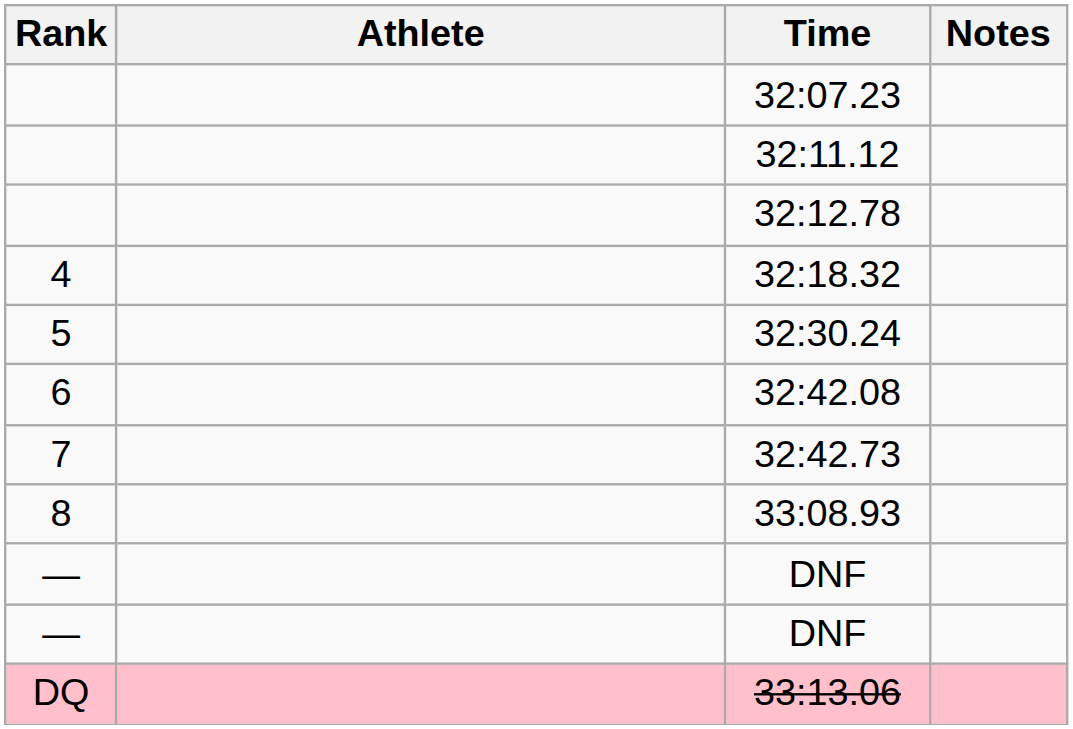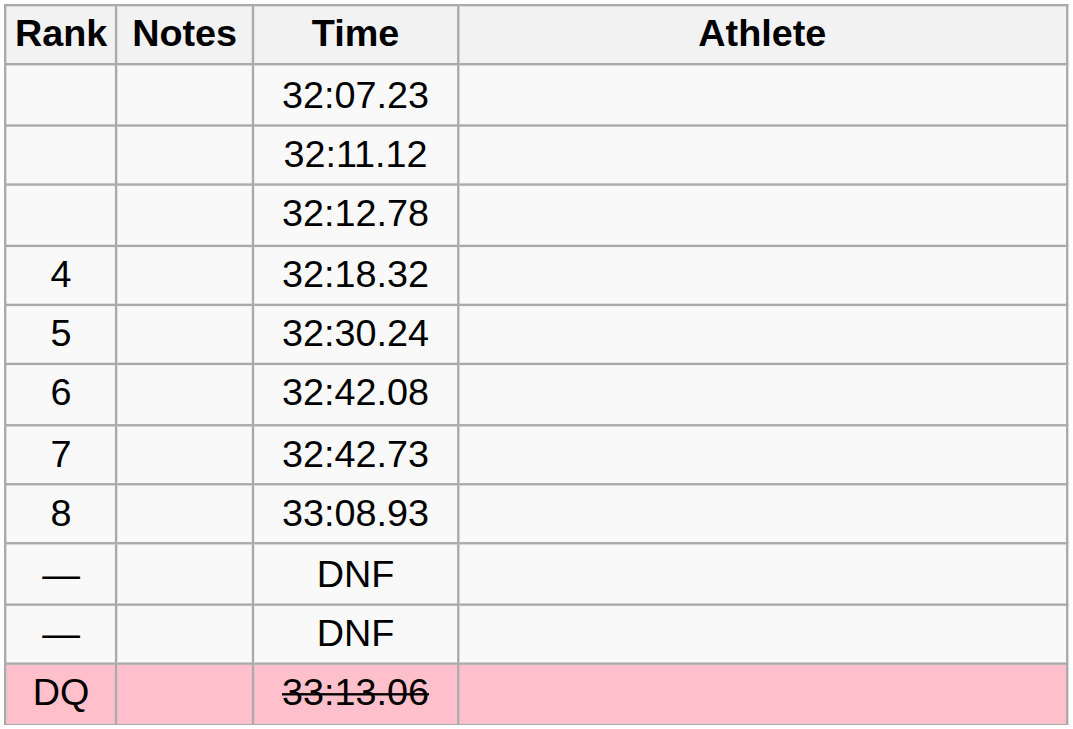columns swapped: (421, 34) <-> (998, 34)
